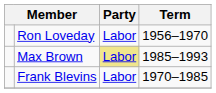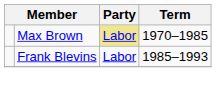- row: (56, 35)
(175, 56) 1985–1993 -> (175, 35) 1970–1985
(175, 77) 1970–1985 -> (175, 56) 1985–1993
